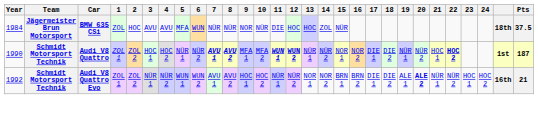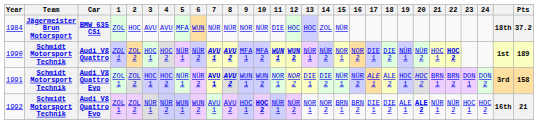(523, 28) 37.5 -> (523, 28) 37.2
(523, 54) 187 -> (523, 54) 189
+ row: (14, 81)
(262, 81) normal -> (262, 107) bold
